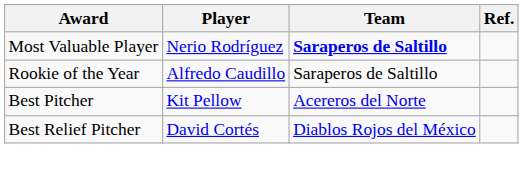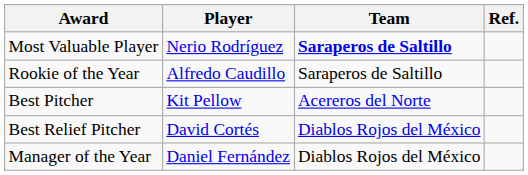+ row: (80, 156)
